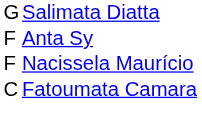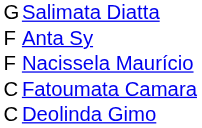+ row: (89, 114)
